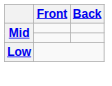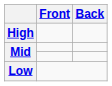+ row: (20, 33)
